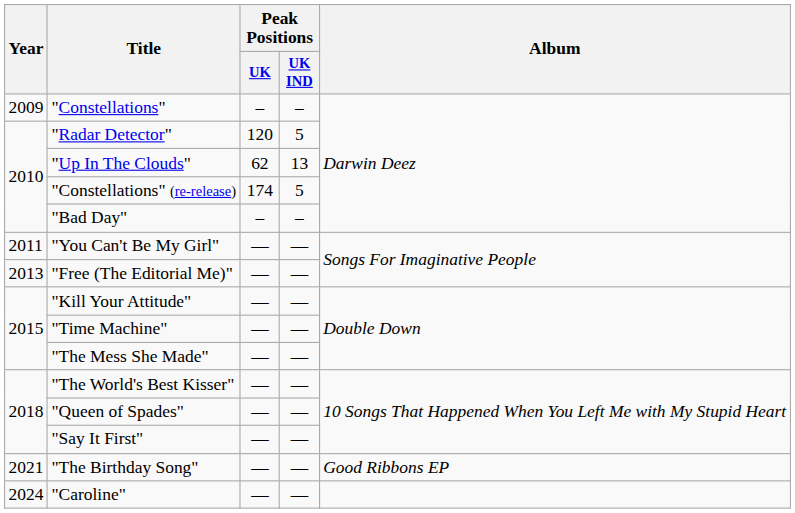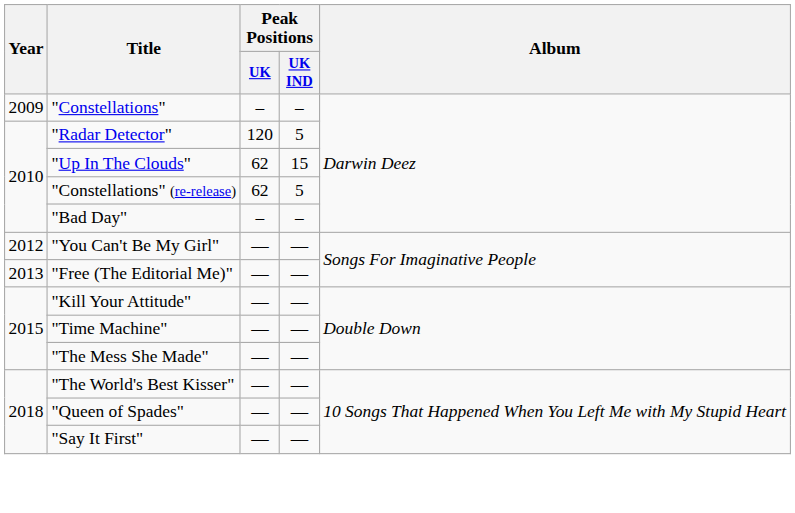(299, 162) 13 -> (299, 162) 15
(260, 190) 174 -> (260, 190) 62
(26, 245) 2011 -> (26, 245) 2012
- row: (125, 466)
- row: (89, 494)
